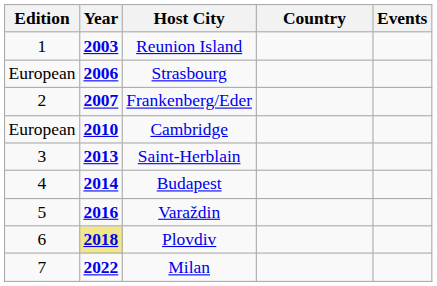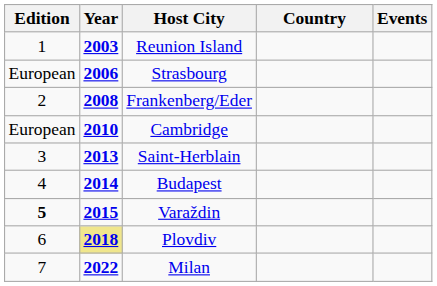(101, 101) 2007 -> (101, 101) 2008
(42, 211) normal -> (42, 211) bold
(101, 211) 2016 -> (101, 211) 2015
